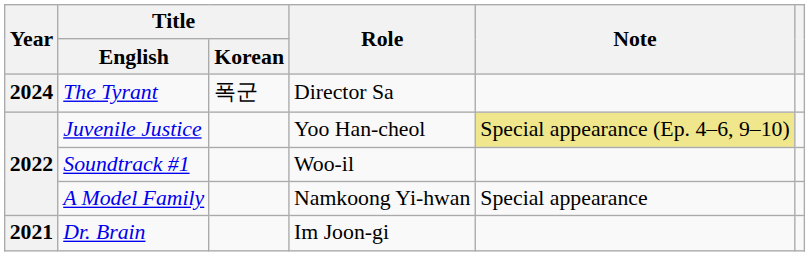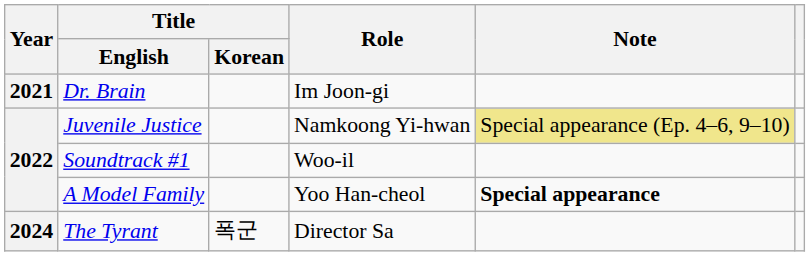rows swapped: (104, 232) <-> (110, 92)
(360, 129) Yoo Han-cheol -> (382, 125) Namkoong Yi-hwan
(382, 198) Namkoong Yi-hwan -> (360, 194) Yoo Han-cheol
(564, 198) normal -> (570, 194) bold
